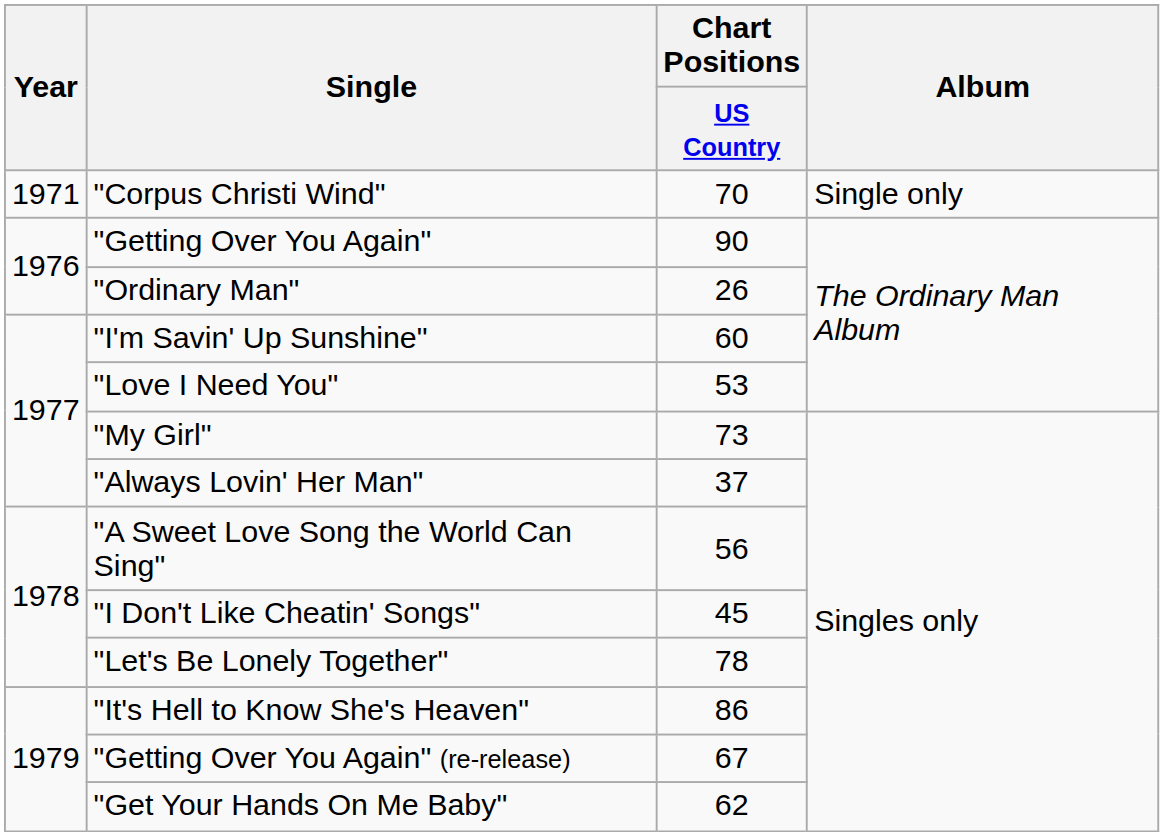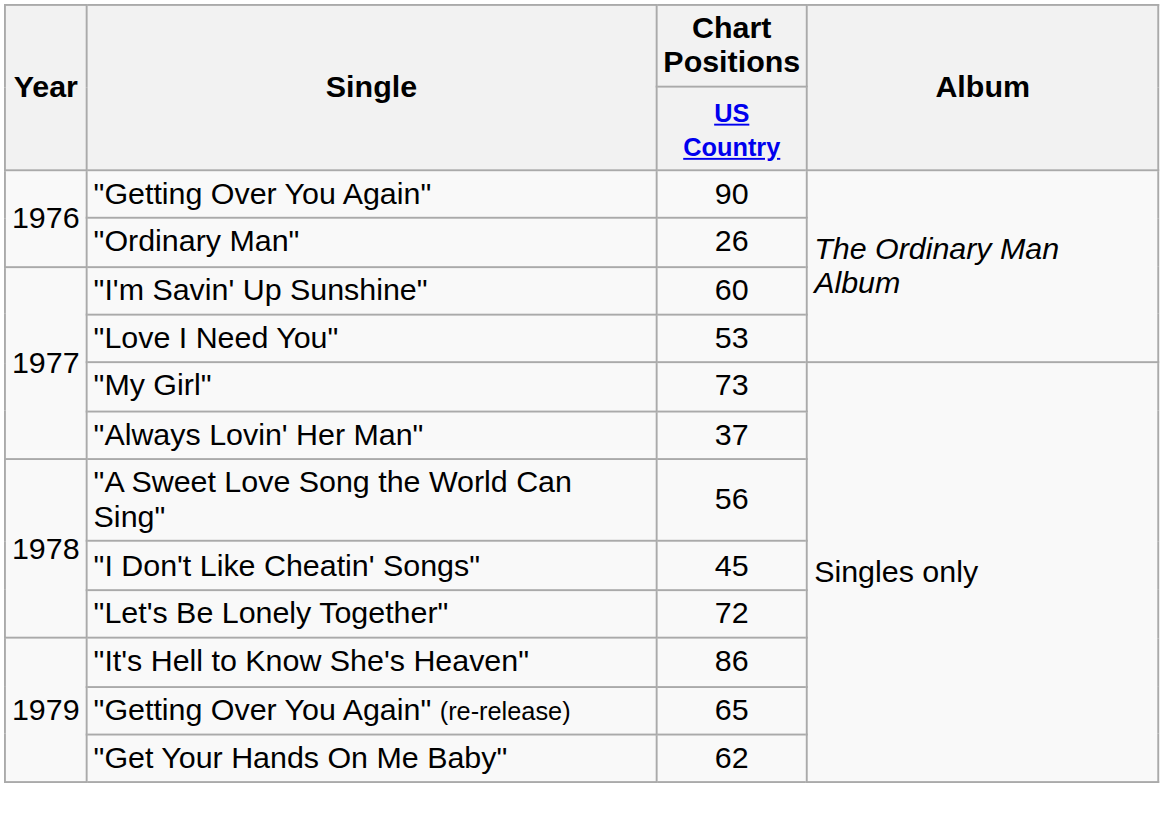- row: (240, 193)
(732, 661) 78 -> (732, 613) 72
(732, 757) 67 -> (732, 709) 65
